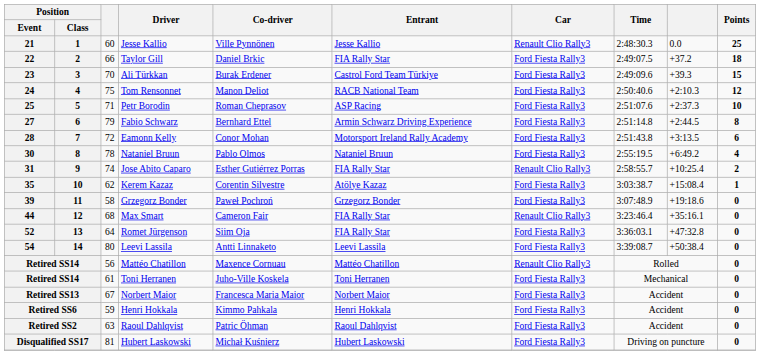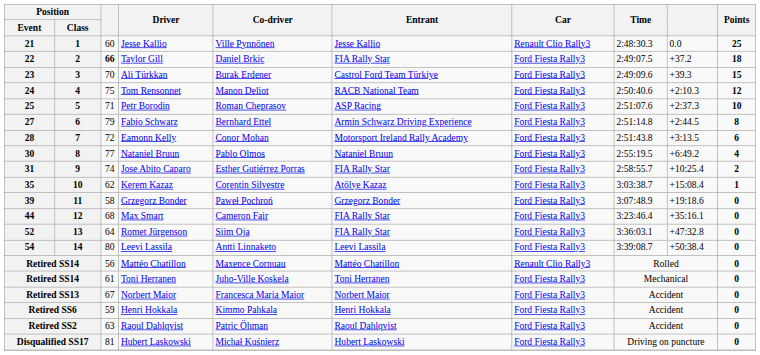(110, 59) normal -> (110, 59) bold
(110, 153) 78 -> (110, 153) 77
(552, 169) Renault Clio Rally3 -> (550, 169) Ford Fiesta Rally3
(552, 216) Renault Clio Rally3 -> (550, 216) Ford Fiesta Rally3
